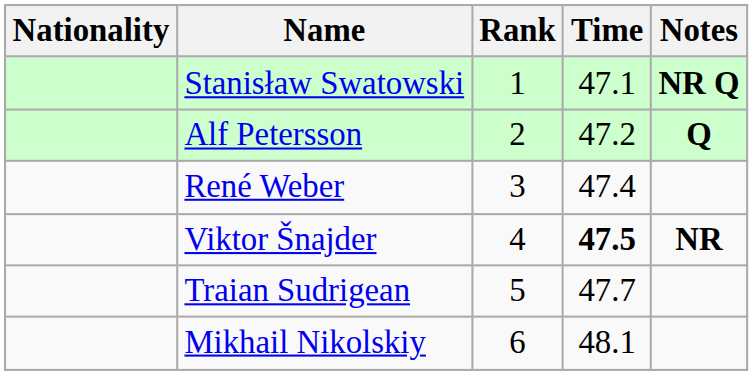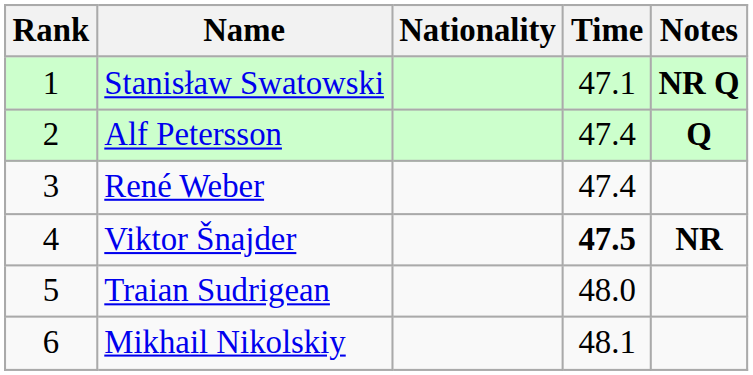columns swapped: (518, 30) <-> (91, 30)
(607, 134) 47.2 -> (607, 134) 47.4
(607, 290) 47.7 -> (607, 290) 48.0
